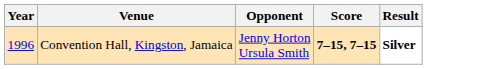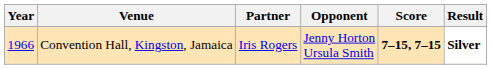+ column: (268, 15)
(21, 45) 1996 -> (21, 45) 1966
